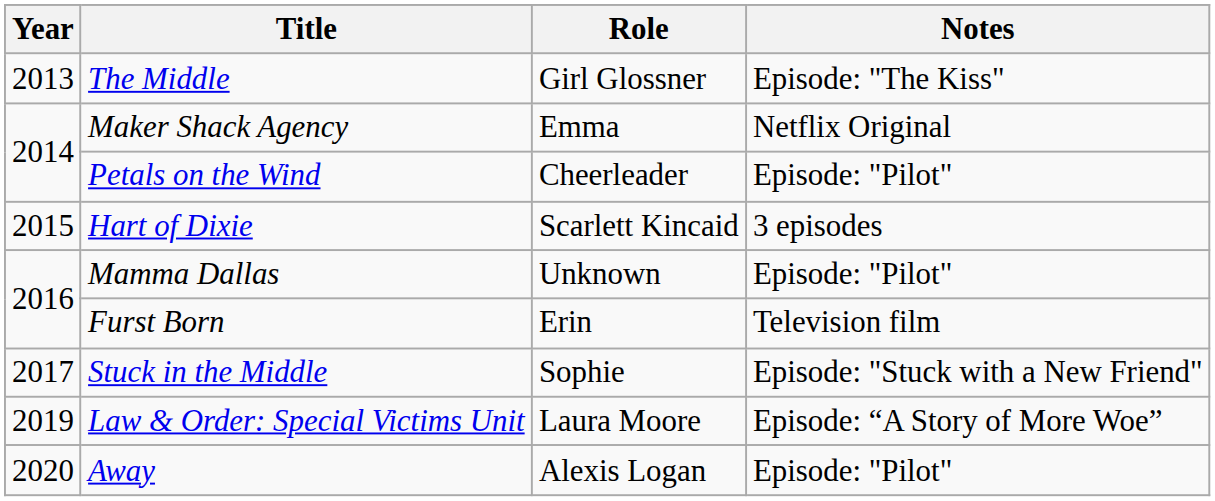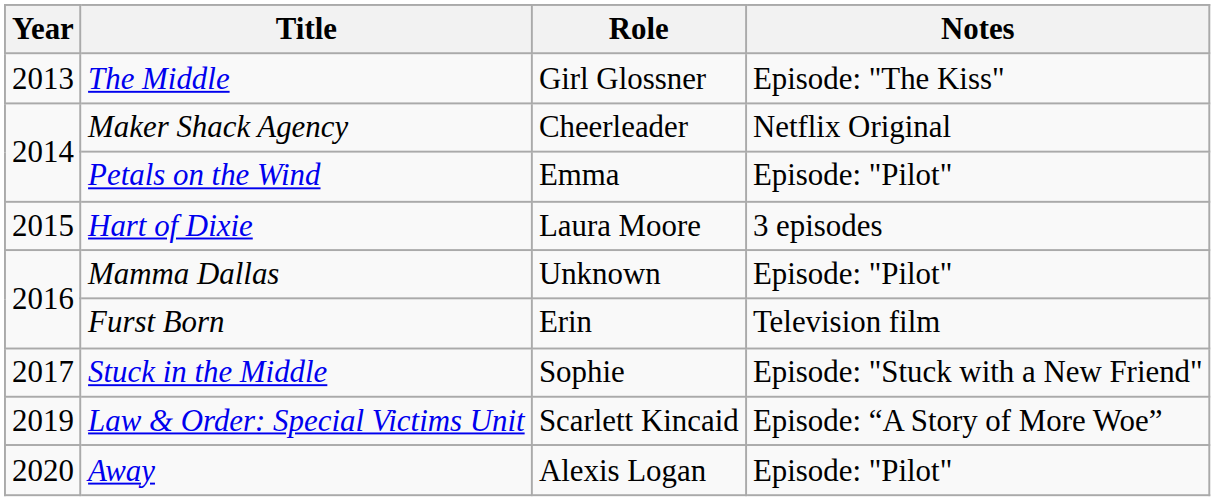(579, 126) Emma -> (613, 126) Cheerleader
(613, 175) Cheerleader -> (579, 175) Emma
(639, 224) Scarlett Kincaid -> (620, 224) Laura Moore
(620, 420) Laura Moore -> (639, 420) Scarlett Kincaid
